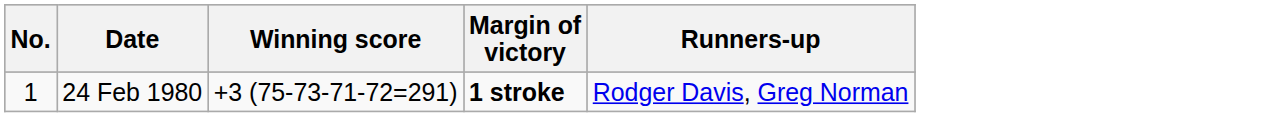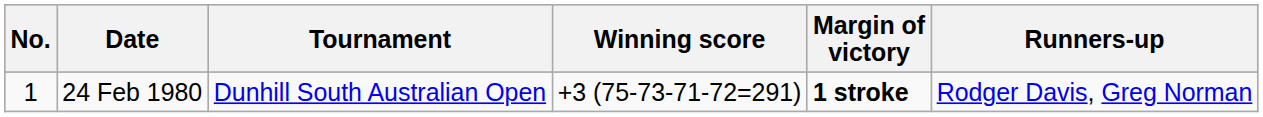+ column: (380, 39)
